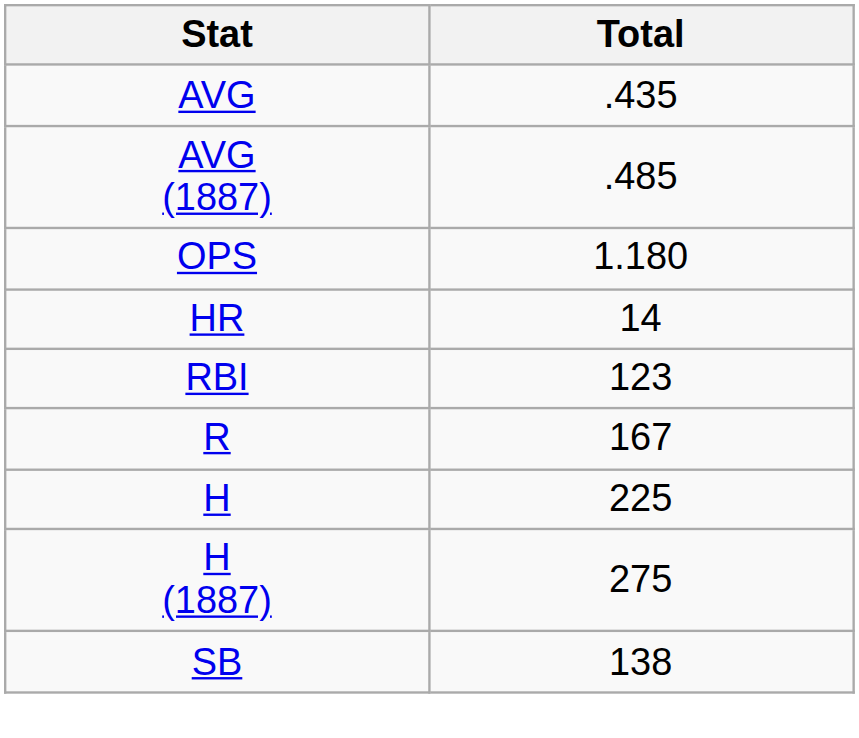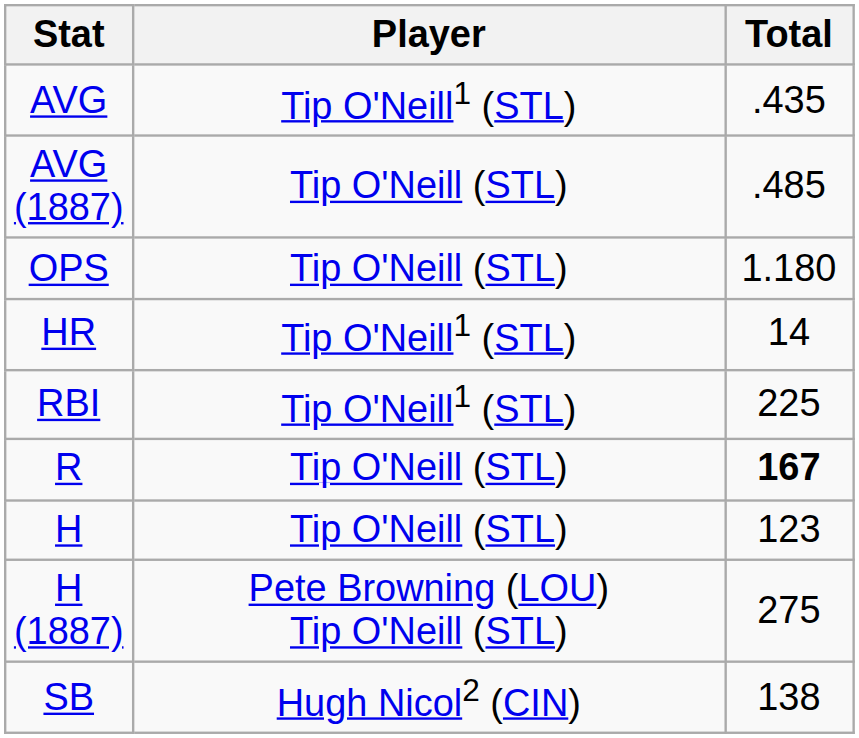+ column: (429, 34)
(641, 377) 123 -> (789, 403) 225
(641, 438) normal -> (789, 468) bold
(641, 498) 225 -> (789, 528) 123
